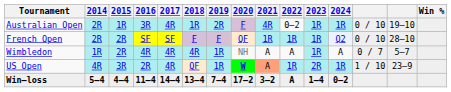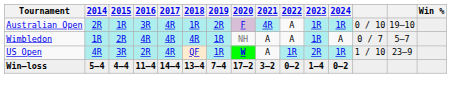(292, 25) 0–2 -> (292, 25) A
- row: (34, 39)
(267, 66) lightsalmon background -> (267, 53) no background
(292, 80) A -> (292, 66) 0–2
